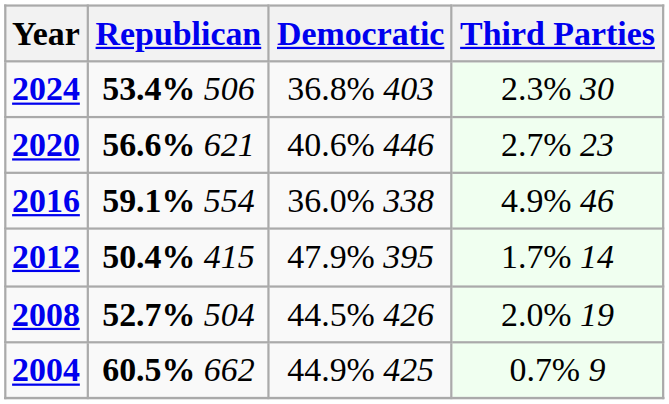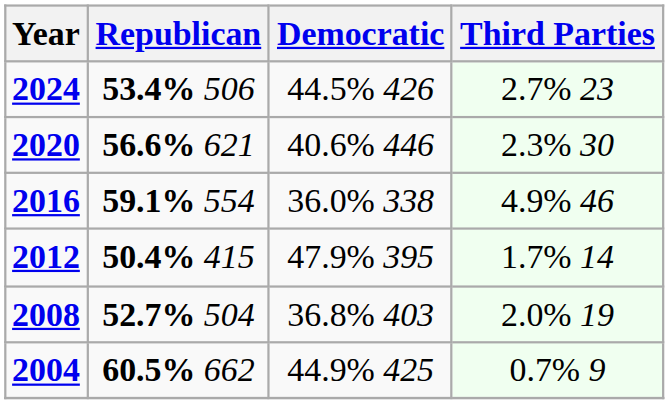(361, 89) 36.8% 403 -> (361, 89) 44.5% 426
(557, 89) 2.3% 30 -> (557, 89) 2.7% 23
(557, 145) 2.7% 23 -> (557, 145) 2.3% 30
(361, 312) 44.5% 426 -> (361, 312) 36.8% 403
